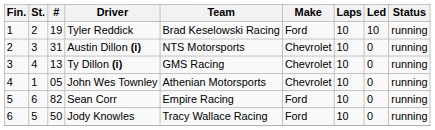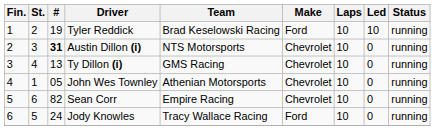(56, 47) normal -> (56, 47) bold
(296, 99) Ford -> (308, 99) Chevrolet
(56, 116) 50 -> (56, 116) 24
